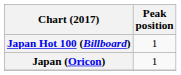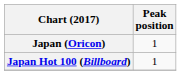rows swapped: (69, 61) <-> (69, 43)
